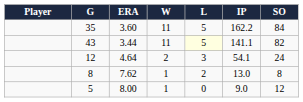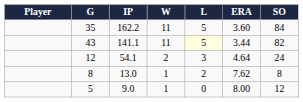columns swapped: (242, 12) <-> (128, 12)
